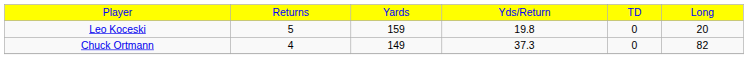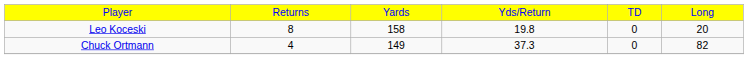(291, 29) 5 -> (291, 29) 8
(396, 29) 159 -> (396, 29) 158
